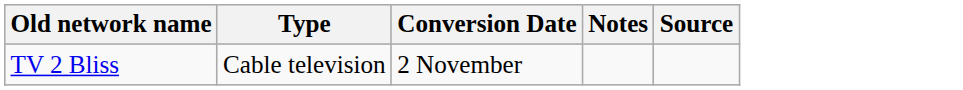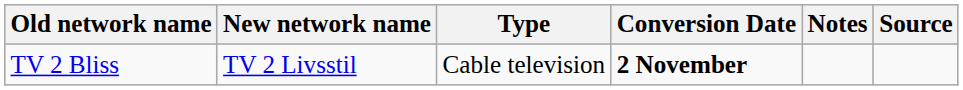+ column: (327, 24)
(460, 64) normal -> (682, 64) bold
